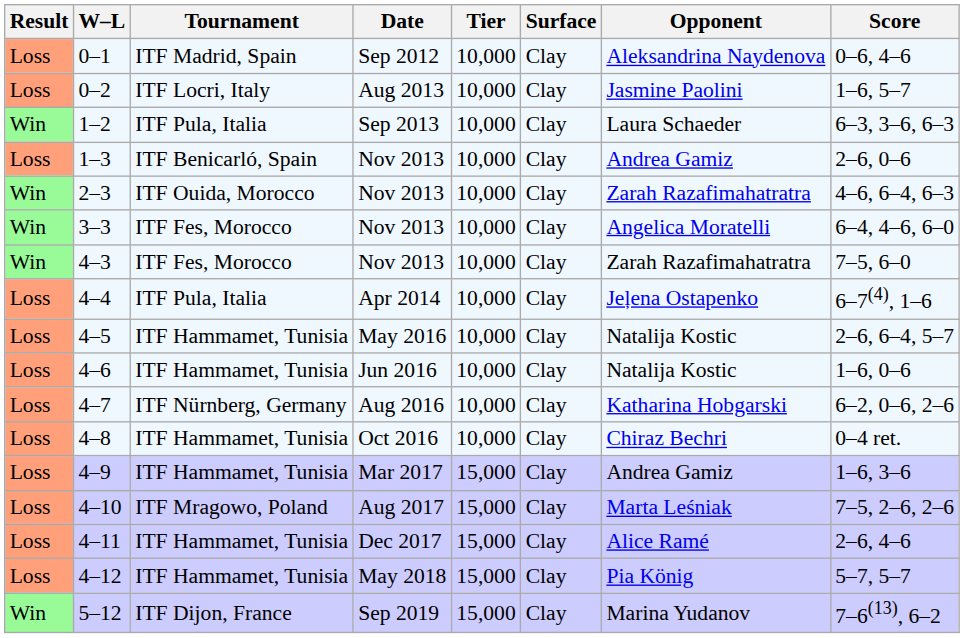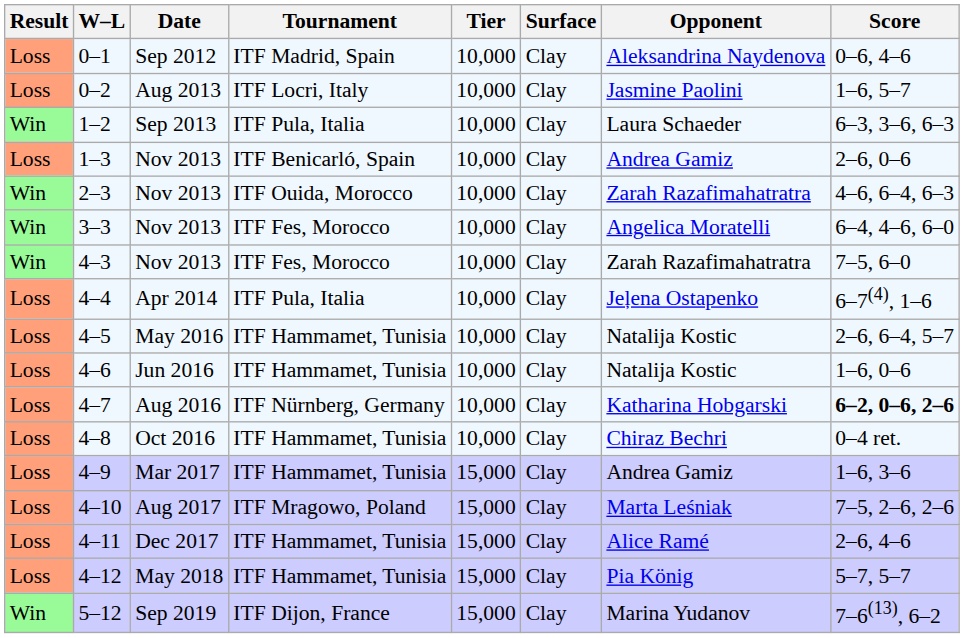columns swapped: (402, 21) <-> (242, 21)
(895, 404) normal -> (895, 404) bold
